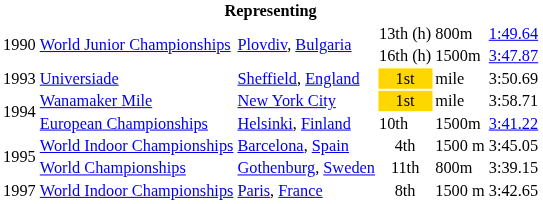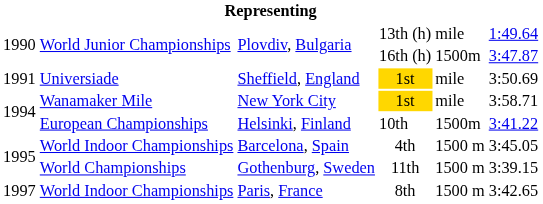(454, 33) 800m -> (450, 33) mile
(19, 78) 1993 -> (19, 78) 1991
(454, 168) 800m -> (460, 168) 1500 m
